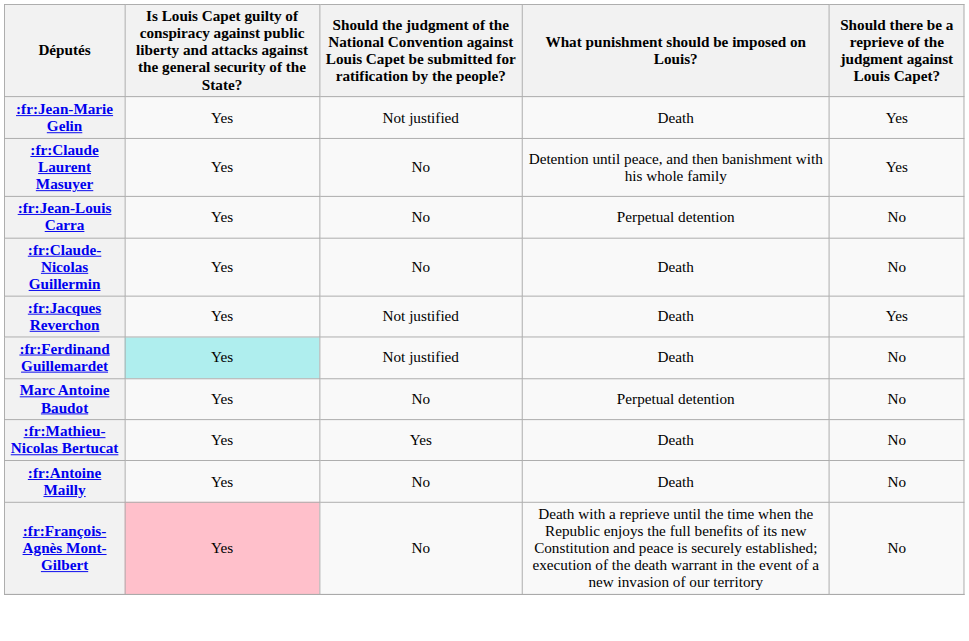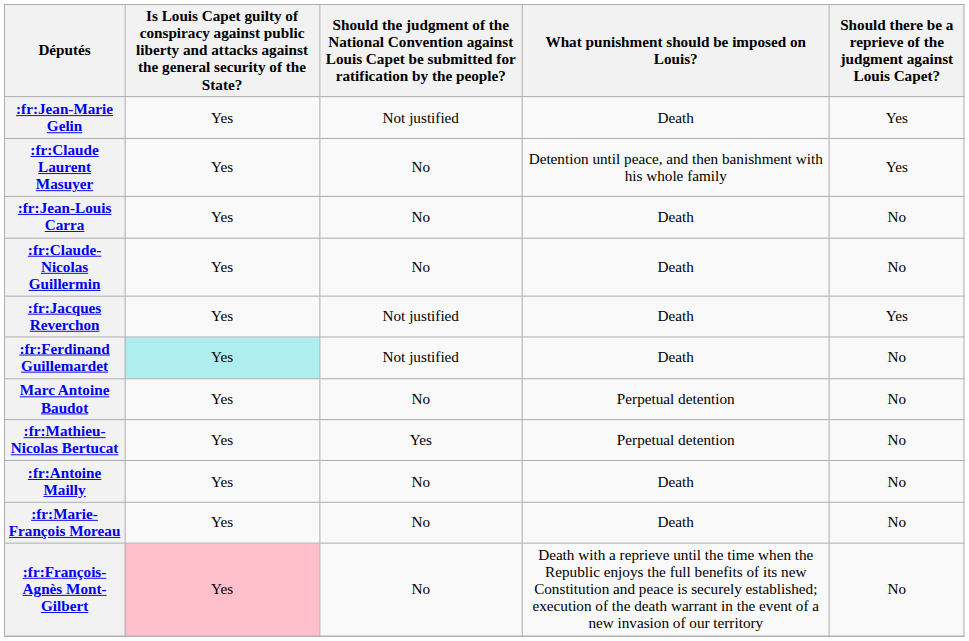(676, 217) Perpetual detention -> (676, 217) Death
(676, 440) Death -> (676, 440) Perpetual detention
+ row: (65, 522)
